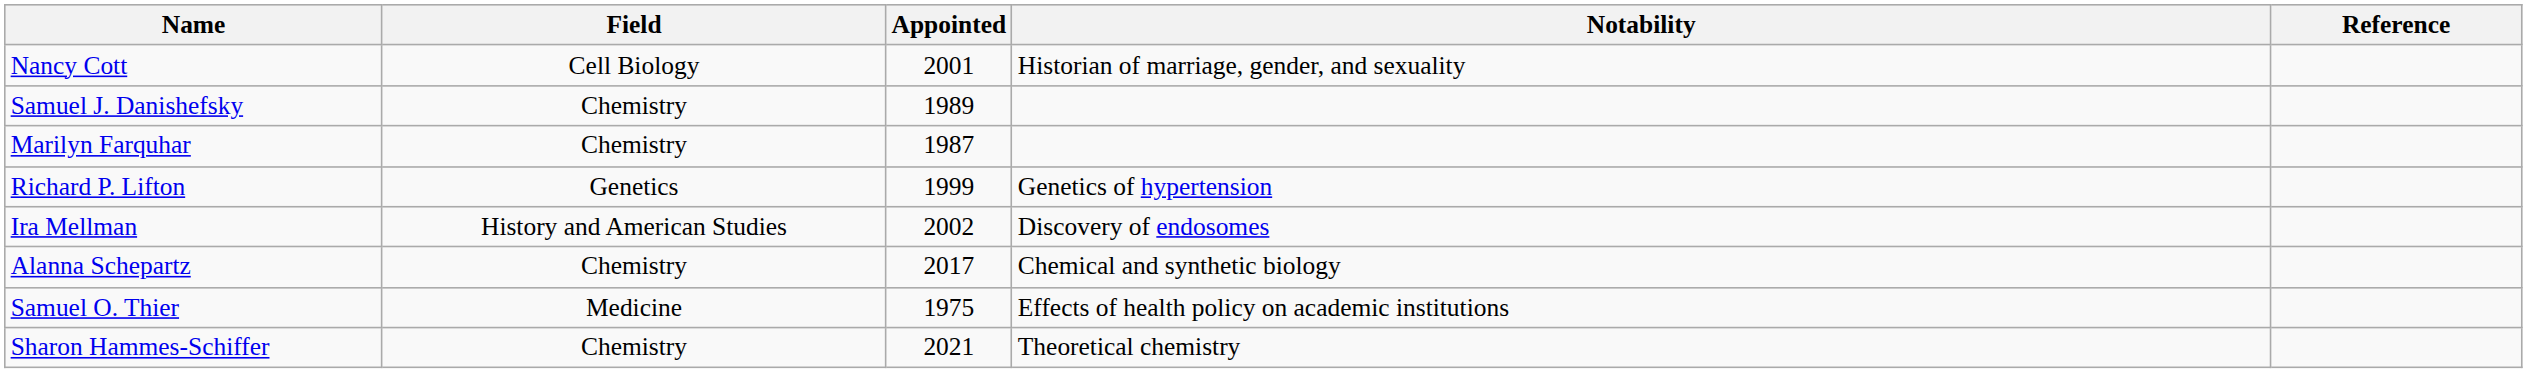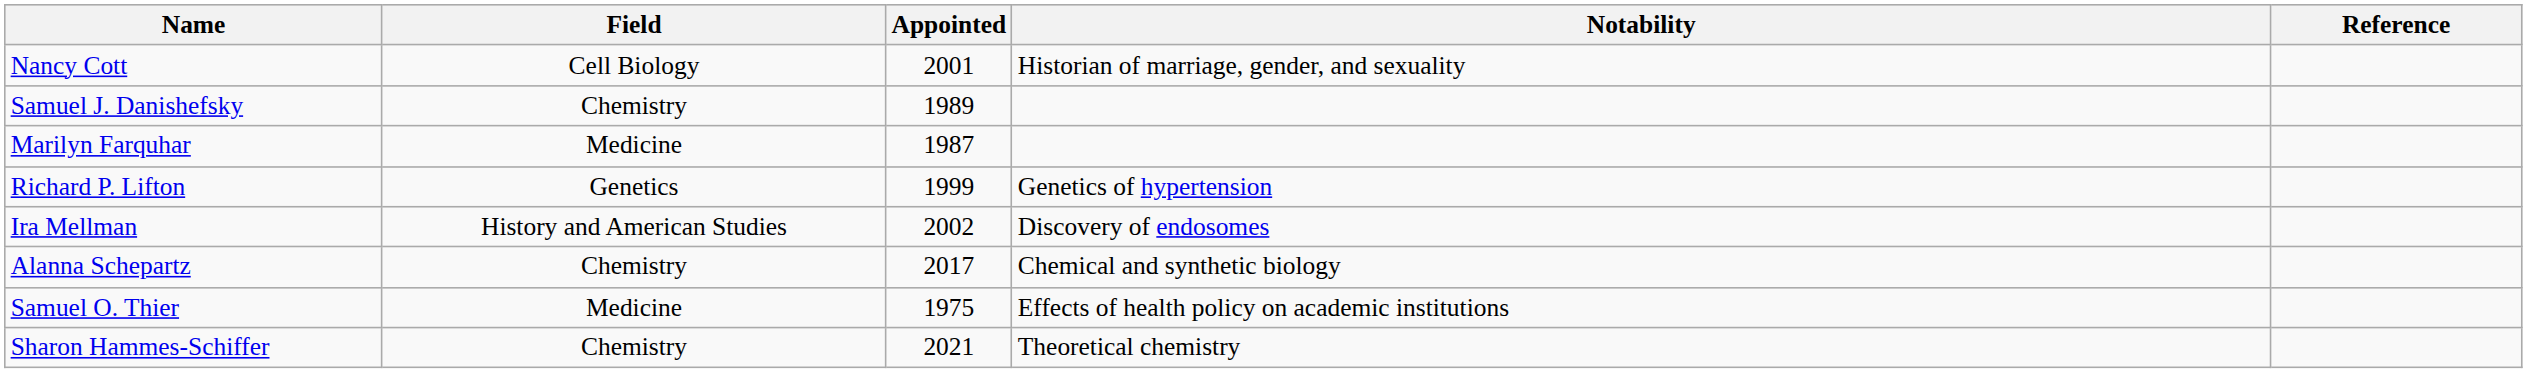(634, 145) Chemistry -> (634, 145) Medicine
